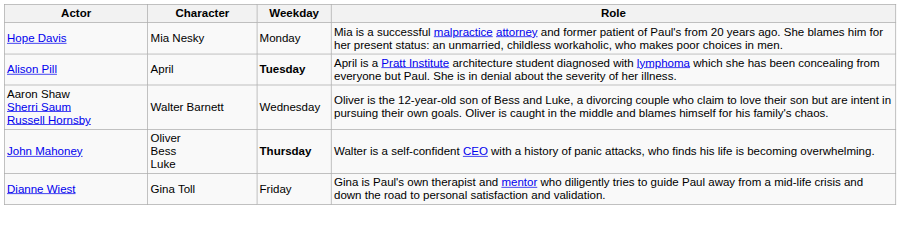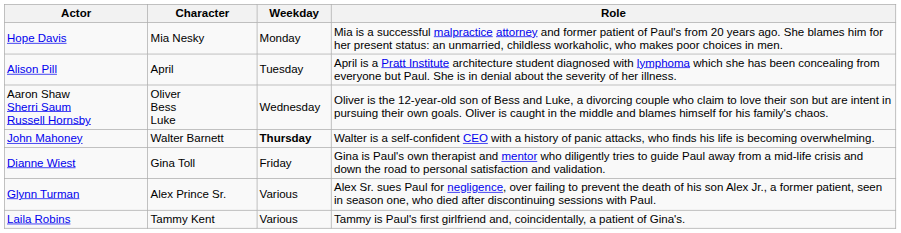(282, 69) bold -> (281, 69) normal
(187, 107) Walter Barnett -> (166, 107) Oliver Bess Luke
(166, 151) Oliver Bess Luke -> (187, 138) Walter Barnett
+ row: (43, 194)
+ row: (39, 219)
